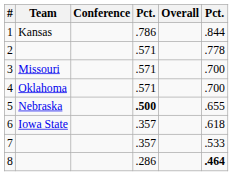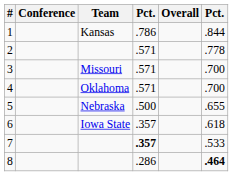columns swapped: (43, 13) <-> (102, 13)
(146, 106) bold -> (146, 106) normal
(146, 143) normal -> (146, 143) bold
